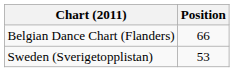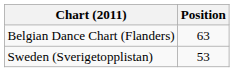(203, 35) 66 -> (203, 35) 63
